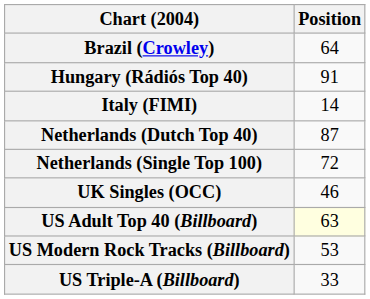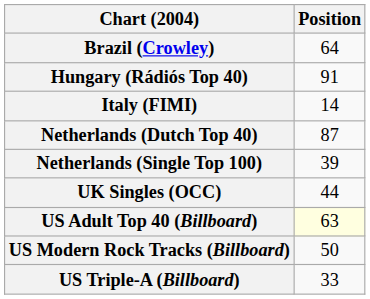(330, 163) 72 -> (330, 163) 39
(330, 192) 46 -> (330, 192) 44
(330, 250) 53 -> (330, 250) 50
